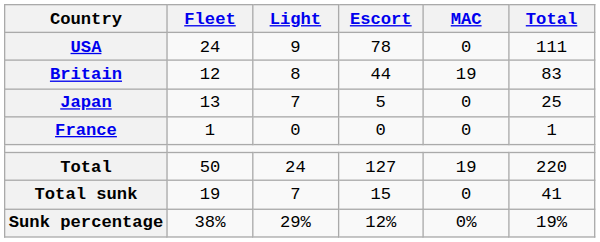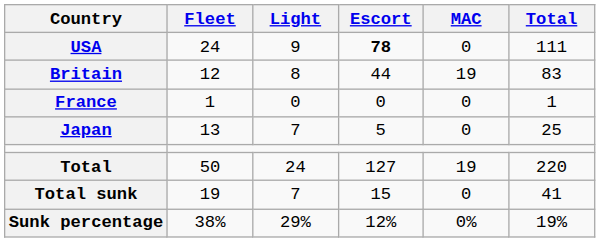(381, 47) normal -> (381, 47) bold
rows swapped: (86, 103) <-> (86, 131)
